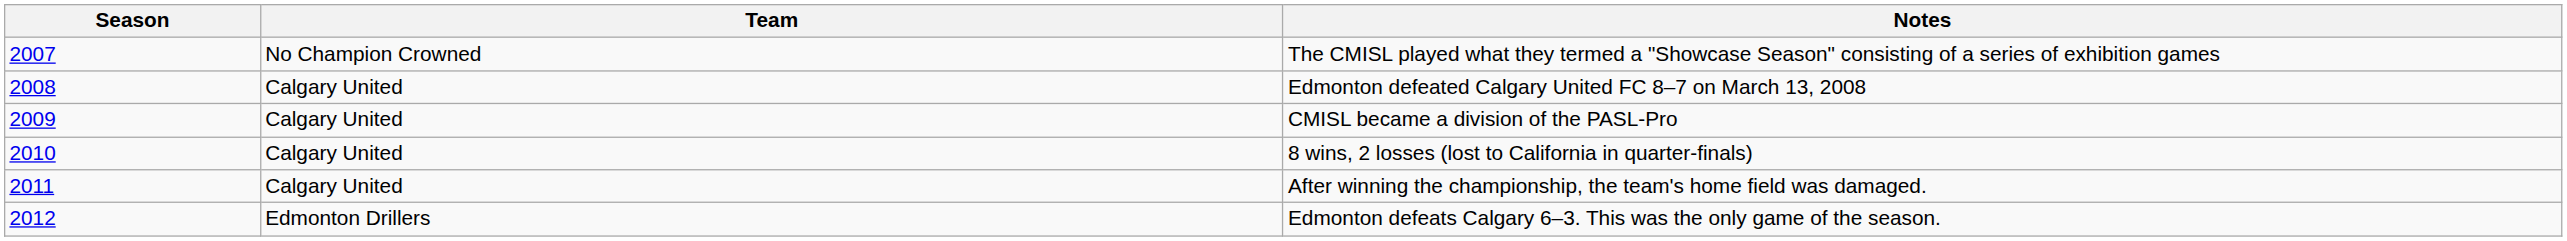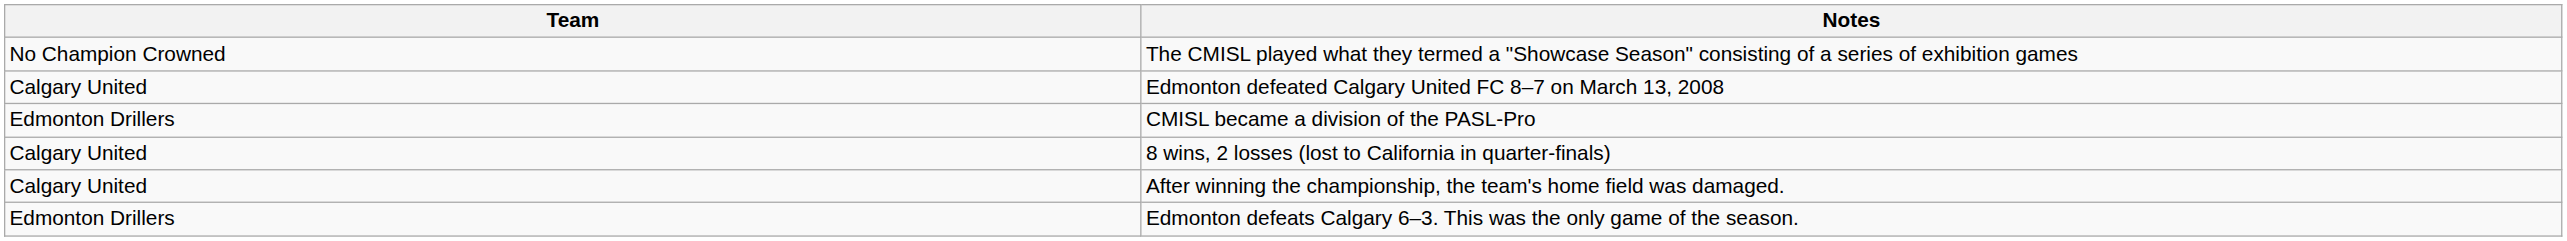- column: (132, 20)
(334, 119) Calgary United -> (92, 119) Edmonton Drillers
